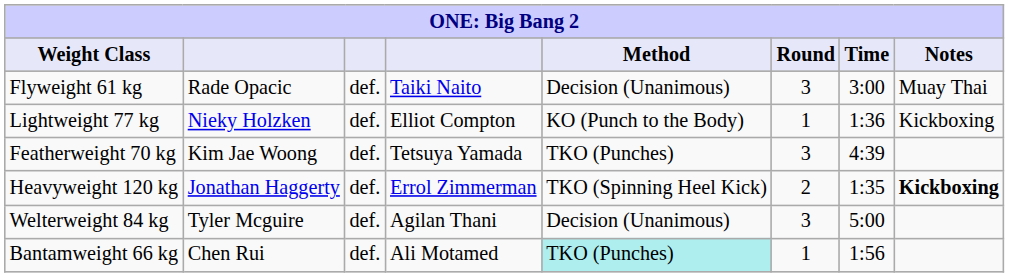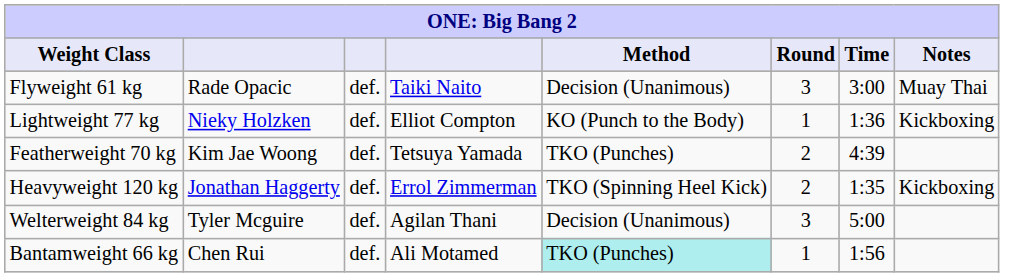(806, 154) 3 -> (806, 154) 2
(949, 187) bold -> (947, 187) normal
